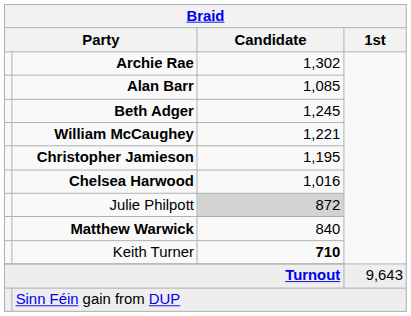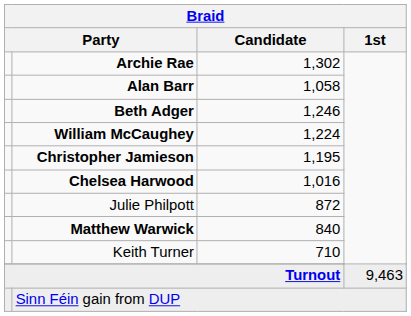(322, 87) 1,085 -> (322, 87) 1,058
(322, 110) 1,245 -> (322, 110) 1,246
(322, 134) 1,221 -> (322, 134) 1,224
(328, 205) lightgrey background -> (328, 205) no background
(328, 252) bold -> (328, 252) normal
(384, 275) 9,643 -> (384, 275) 9,463
